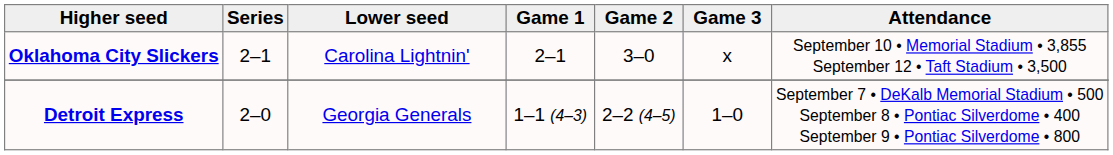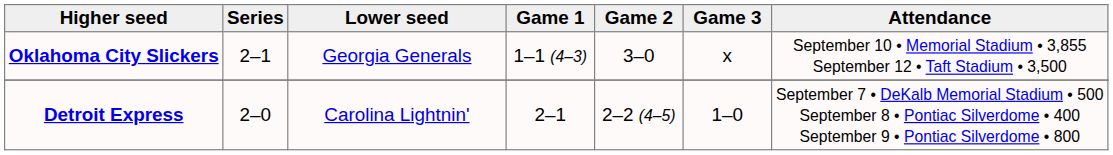(397, 55) Carolina Lightnin' -> (397, 55) Georgia Generals
(550, 55) 2–1 -> (550, 55) 1–1 (4–3)
(397, 114) Georgia Generals -> (397, 114) Carolina Lightnin'
(550, 114) 1–1 (4–3) -> (550, 114) 2–1
